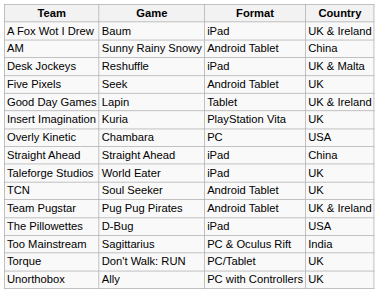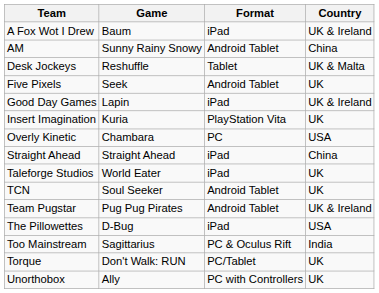(218, 66) iPad -> (222, 66) Tablet
(222, 102) Tablet -> (218, 102) iPad
